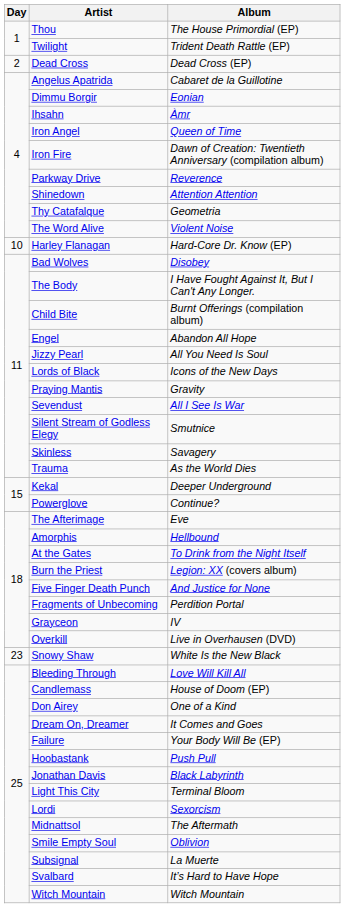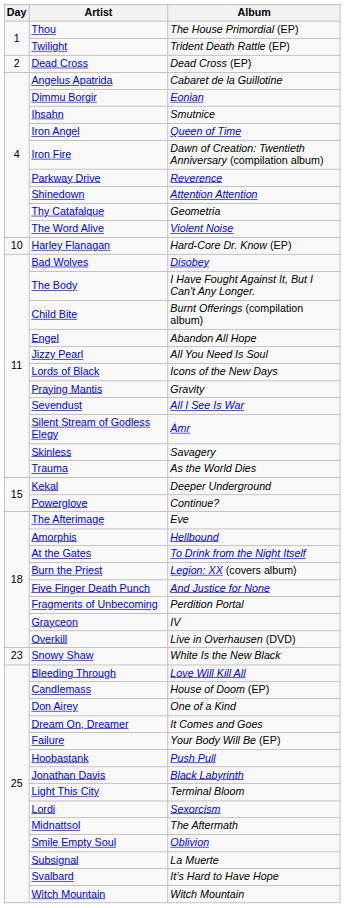(180, 115) Àmr -> (193, 115) Smutnice
(193, 429) Smutnice -> (180, 429) Àmr
